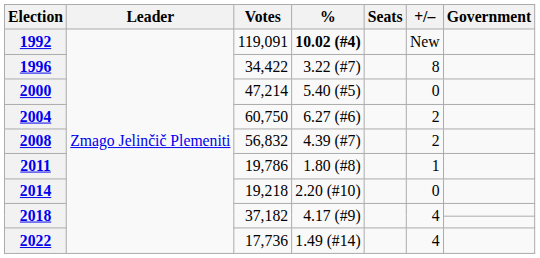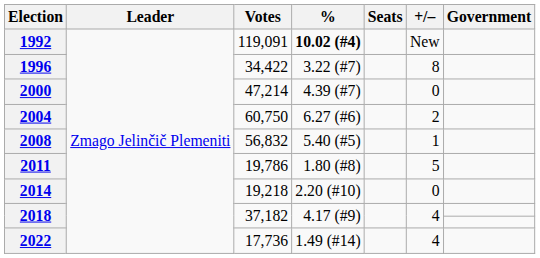(332, 91) 5.40 (#5) -> (332, 91) 4.39 (#7)
(332, 141) 4.39 (#7) -> (332, 141) 5.40 (#5)
(436, 141) 2 -> (436, 141) 1
(436, 166) 1 -> (436, 166) 5
